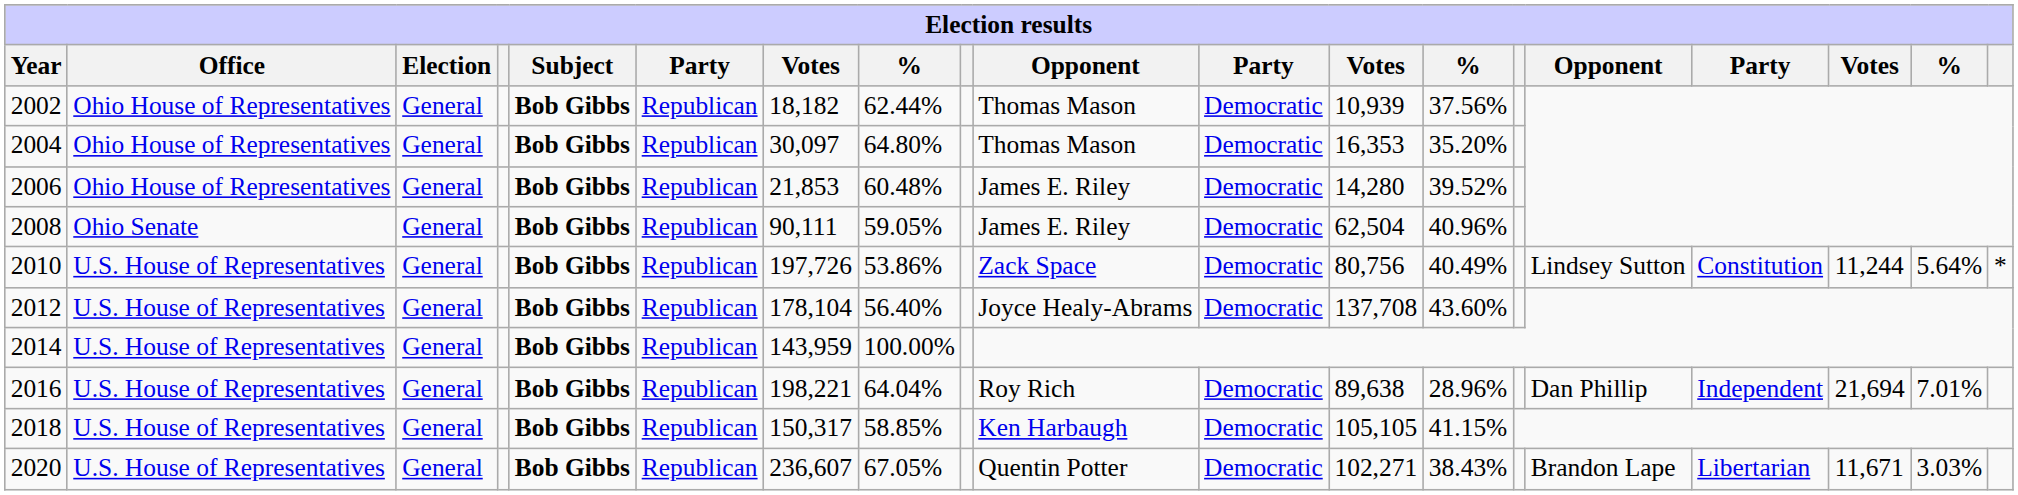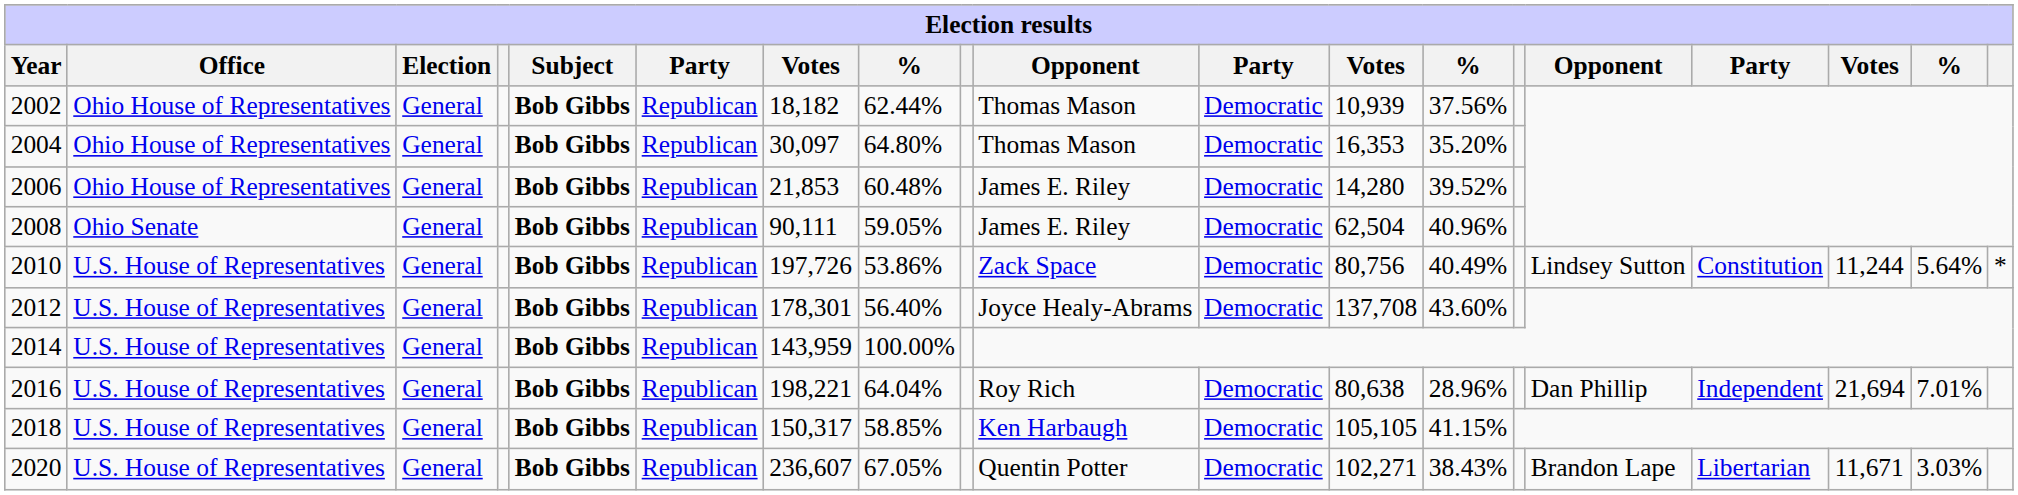(811, 307) 178,104 -> (811, 307) 178,301
(1369, 387) 89,638 -> (1369, 387) 80,638
